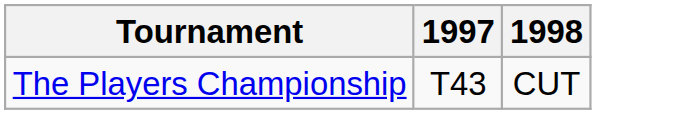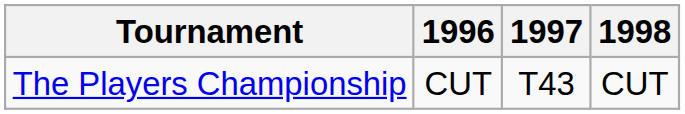+ column: (458, 31)
